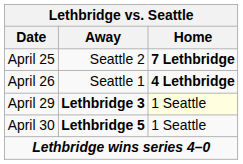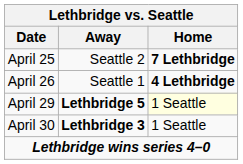(103, 103) Lethbridge 3 -> (103, 103) Lethbridge 5
(103, 125) Lethbridge 5 -> (103, 125) Lethbridge 3
